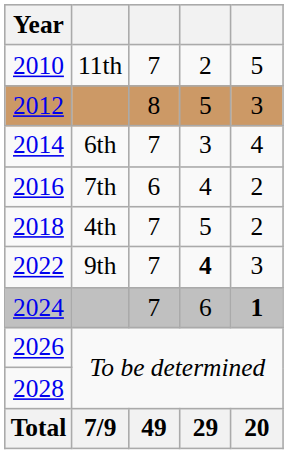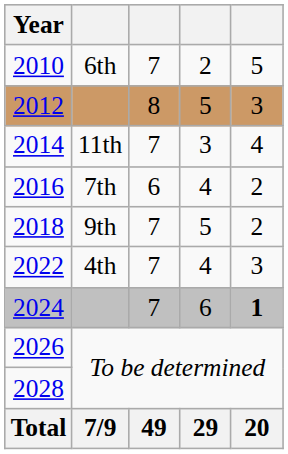(100, 65) 11th -> (100, 65) 6th
(100, 145) 6th -> (100, 145) 11th
(100, 226) 4th -> (100, 226) 9th
(100, 266) 9th -> (100, 266) 4th
(205, 266) bold -> (205, 266) normal
